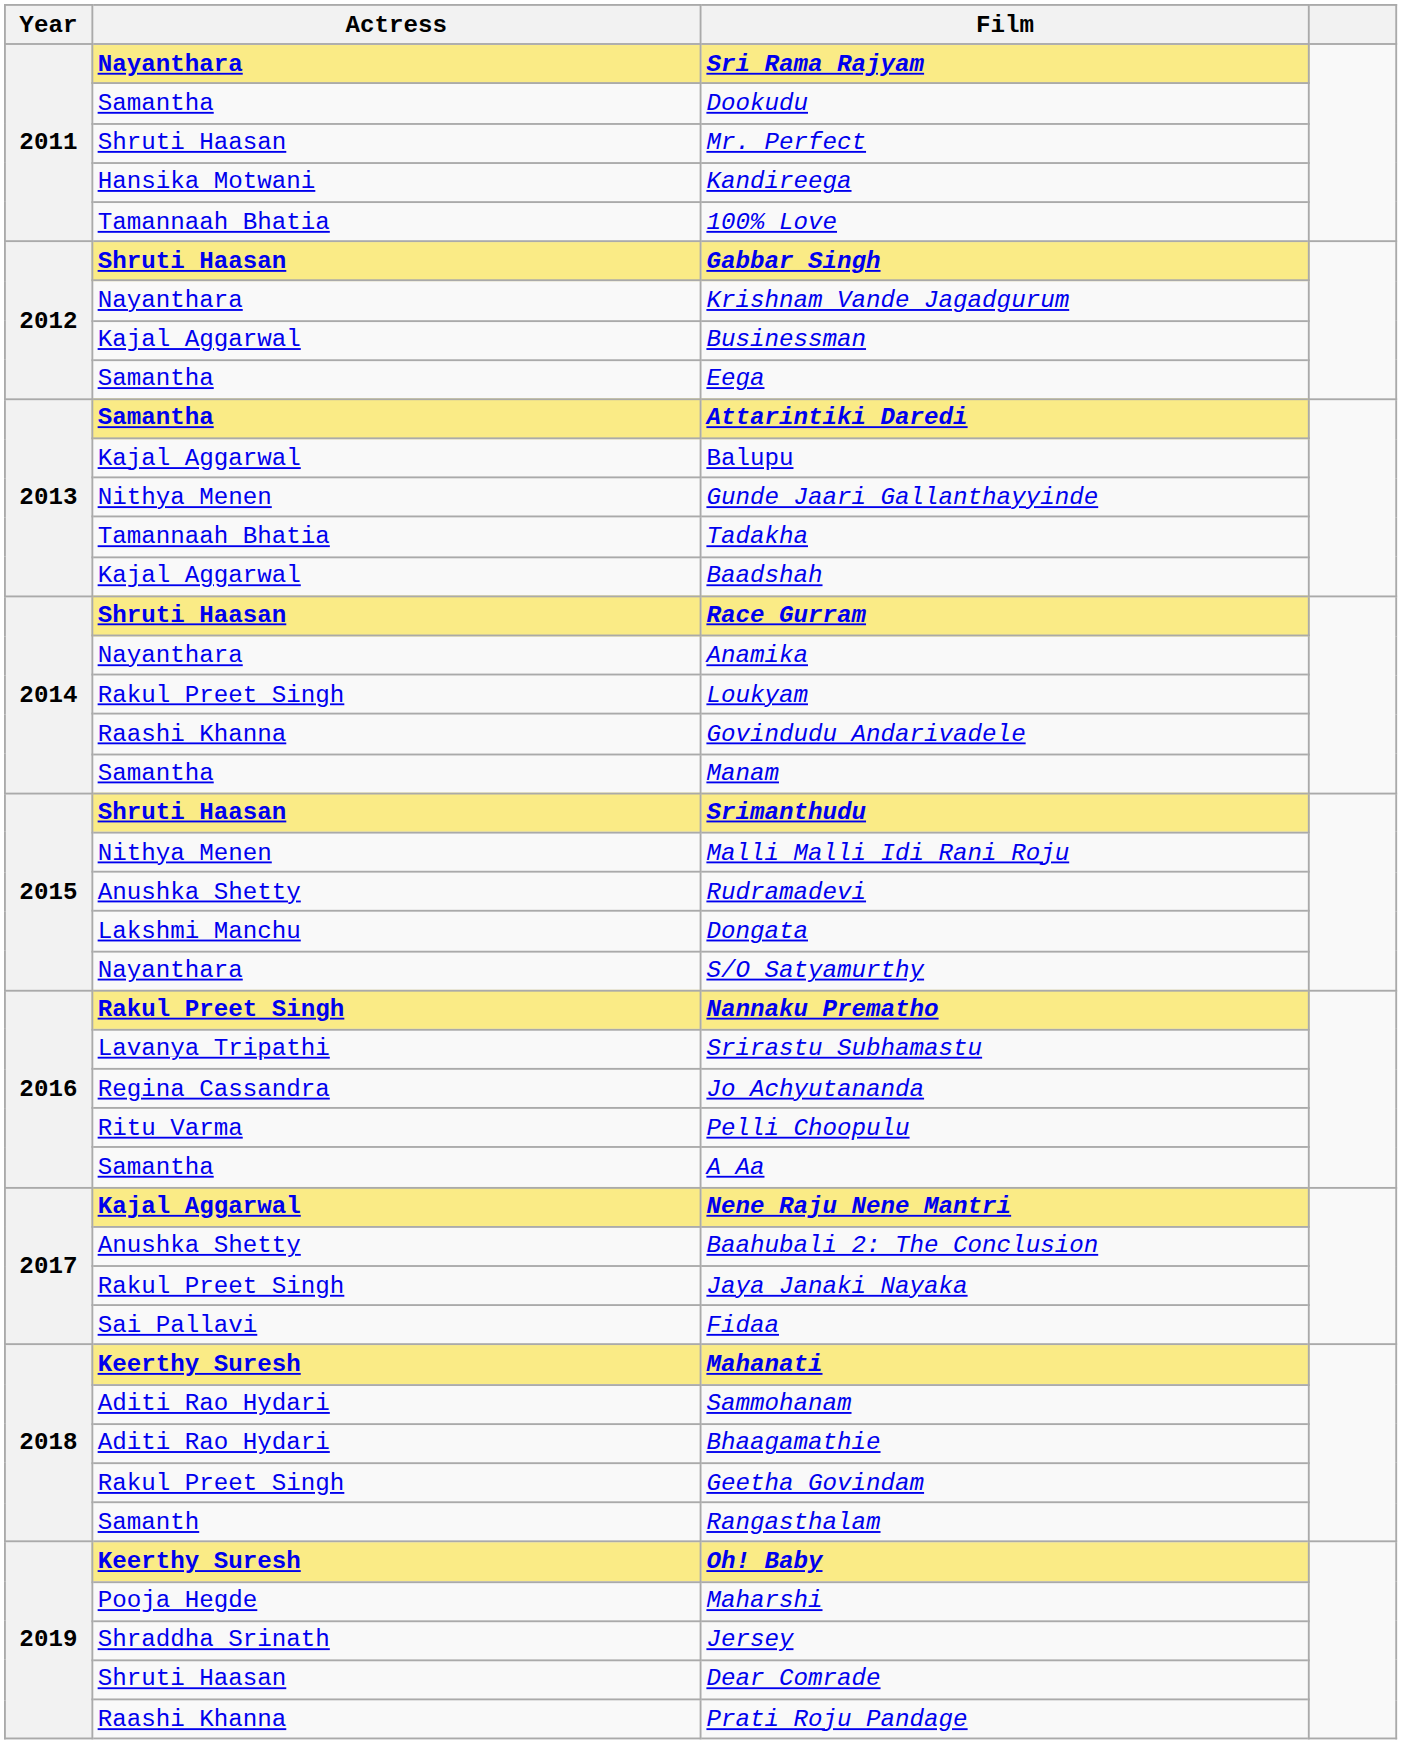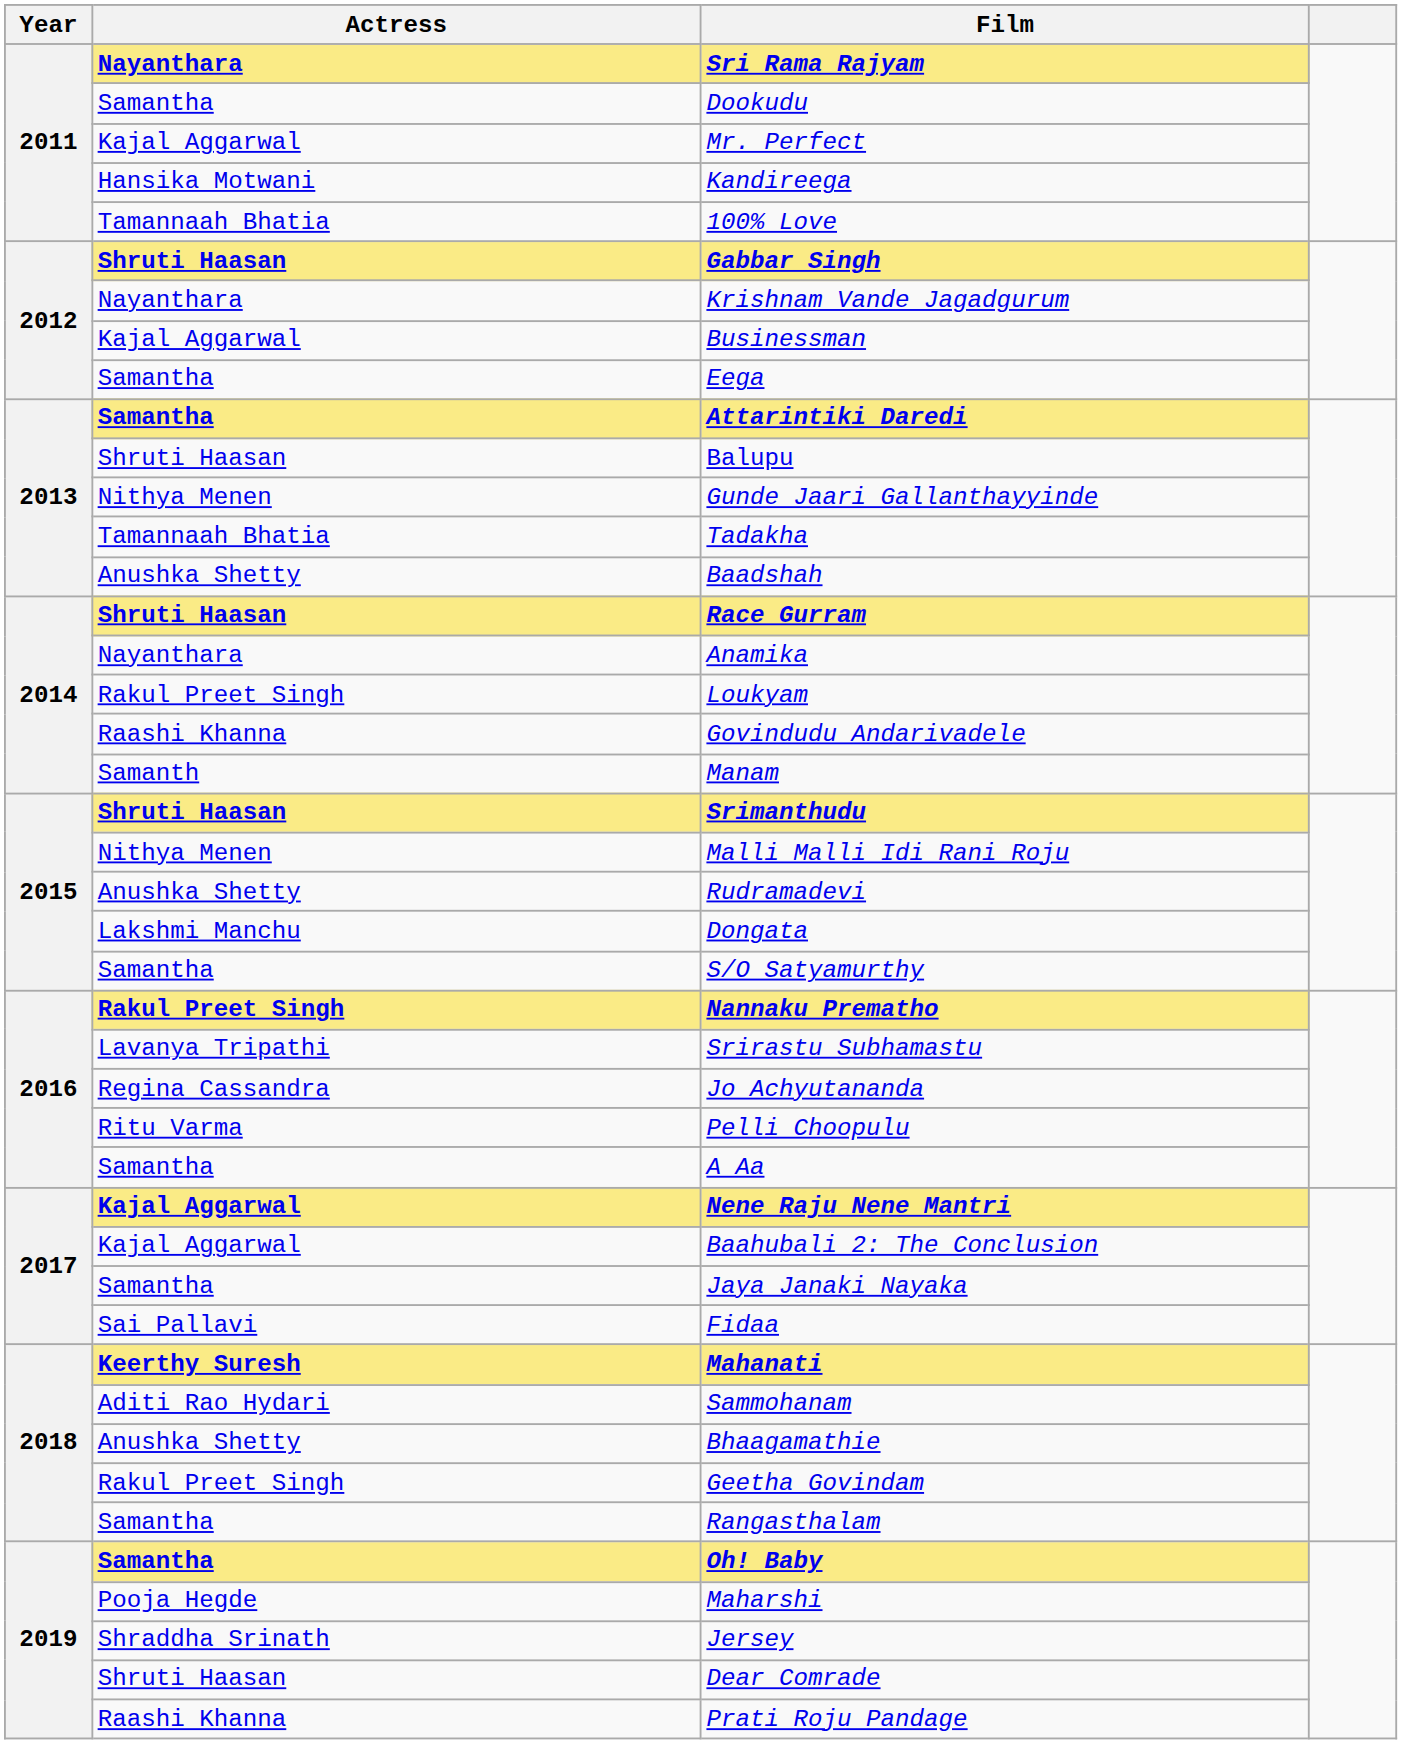(192, 143) Shruti Haasan -> (199, 143) Kajal Aggarwal
(199, 458) Kajal Aggarwal -> (192, 458) Shruti Haasan
(199, 576) Kajal Aggarwal -> (199, 576) Anushka Shetty
(156, 773) Samantha -> (148, 773) Samanth
(170, 970) Nayanthara -> (156, 970) Samantha
(199, 1246) Anushka Shetty -> (199, 1246) Kajal Aggarwal
(221, 1286) Rakul Preet Singh -> (156, 1286) Samantha
(214, 1443) Aditi Rao Hydari -> (199, 1443) Anushka Shetty
(148, 1522) Samanth -> (156, 1522) Samantha
(199, 1562) Keerthy Suresh -> (156, 1562) Samantha
